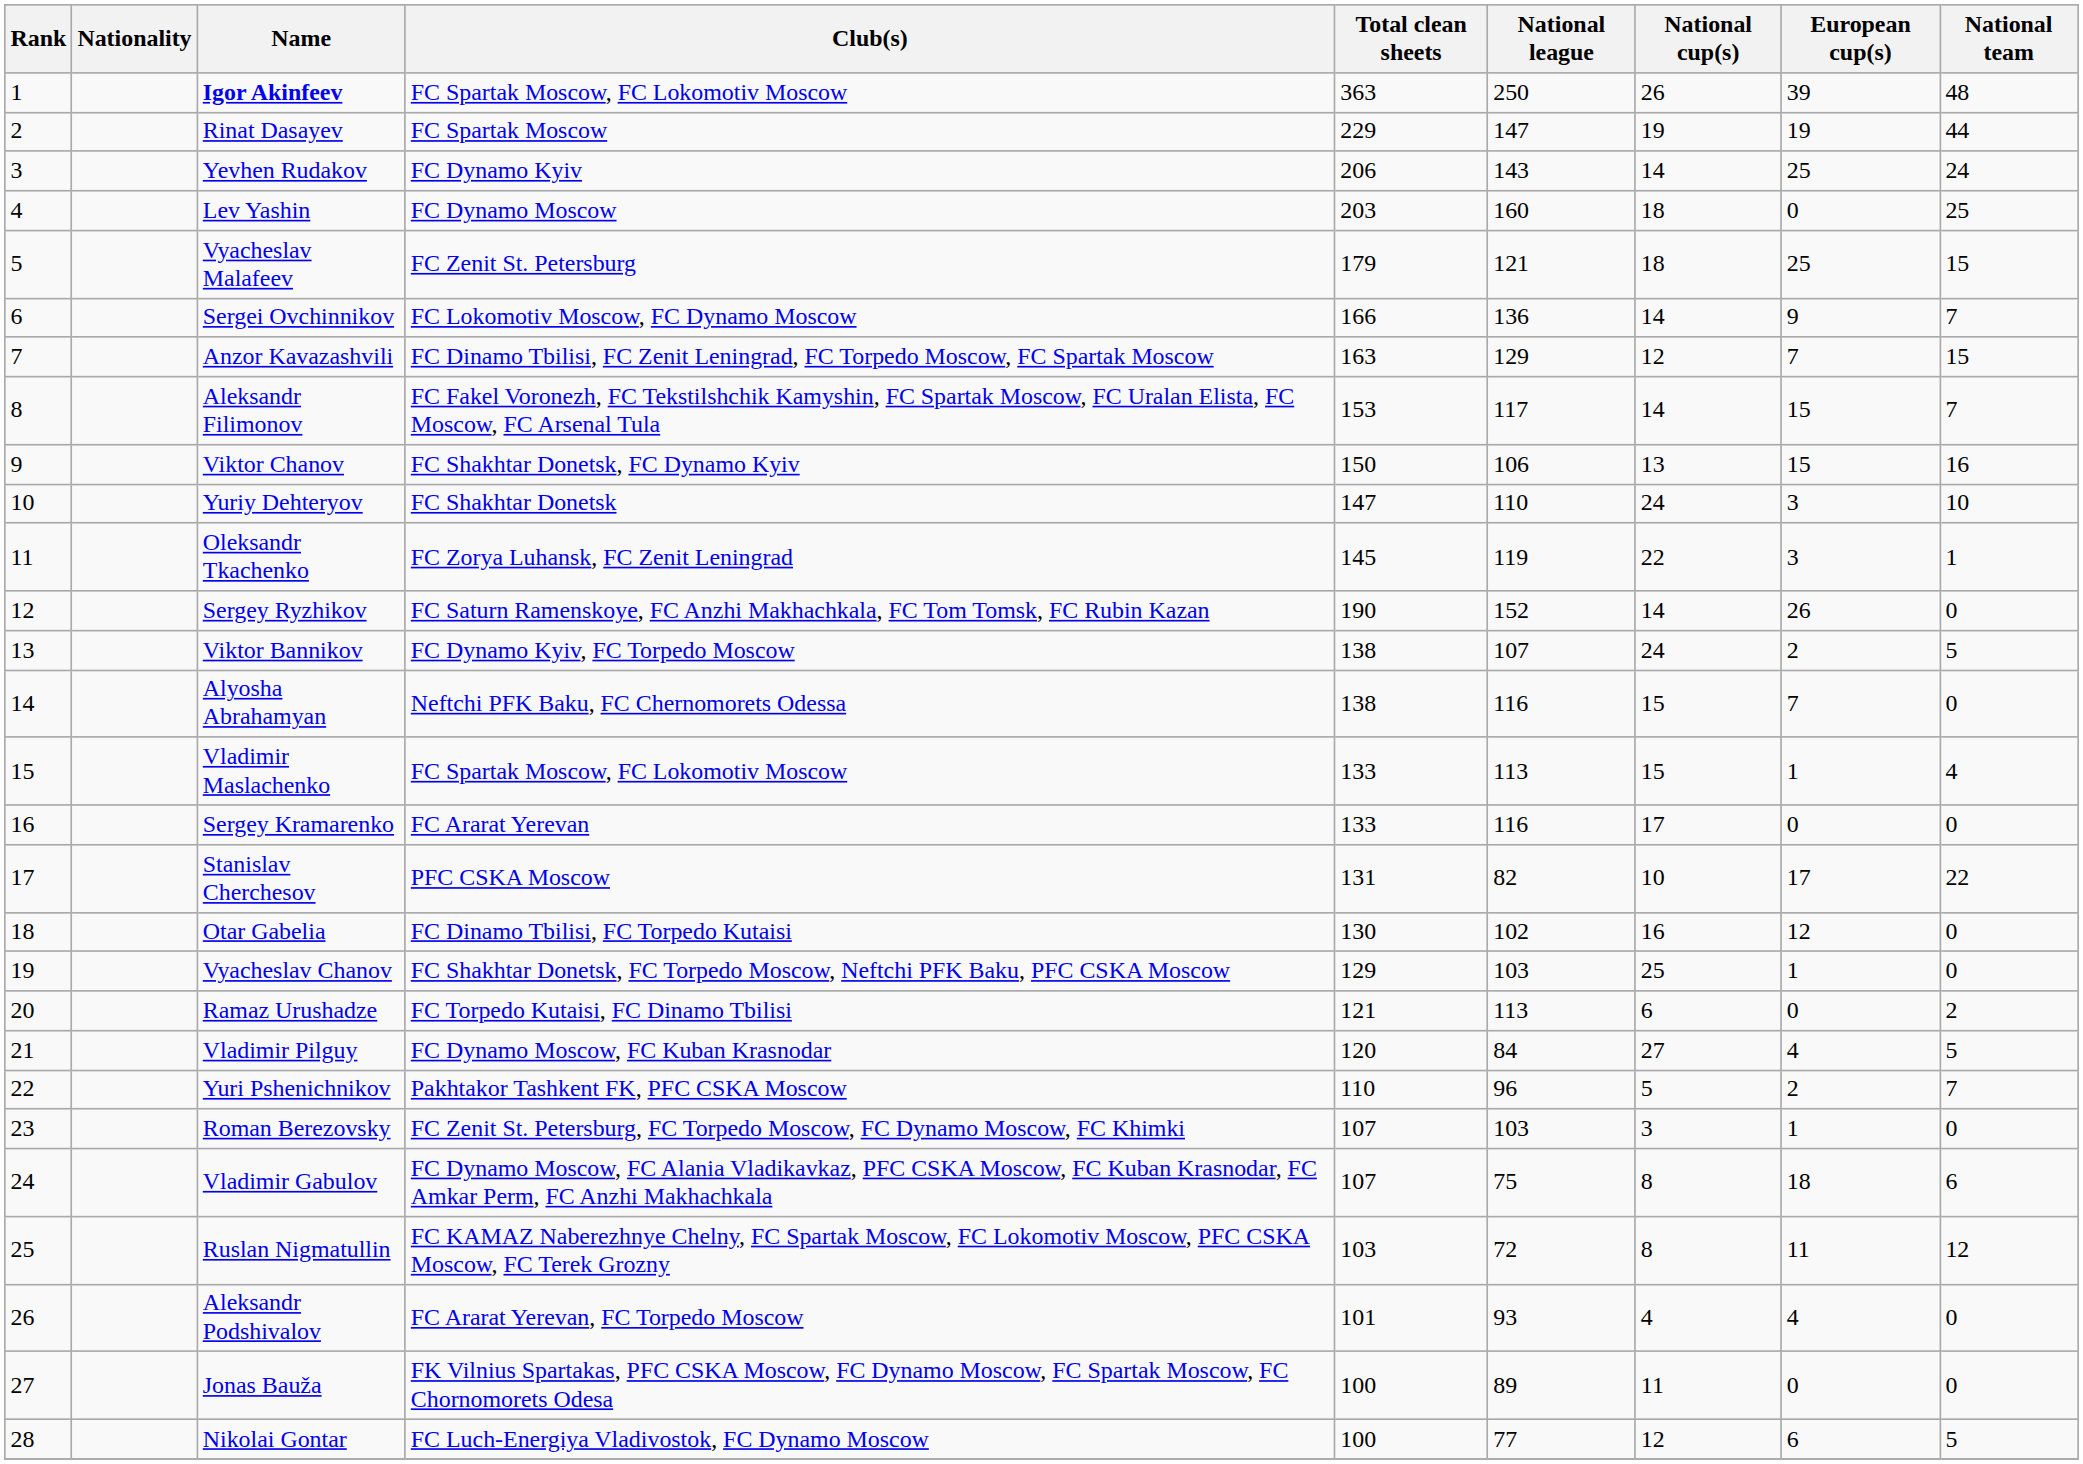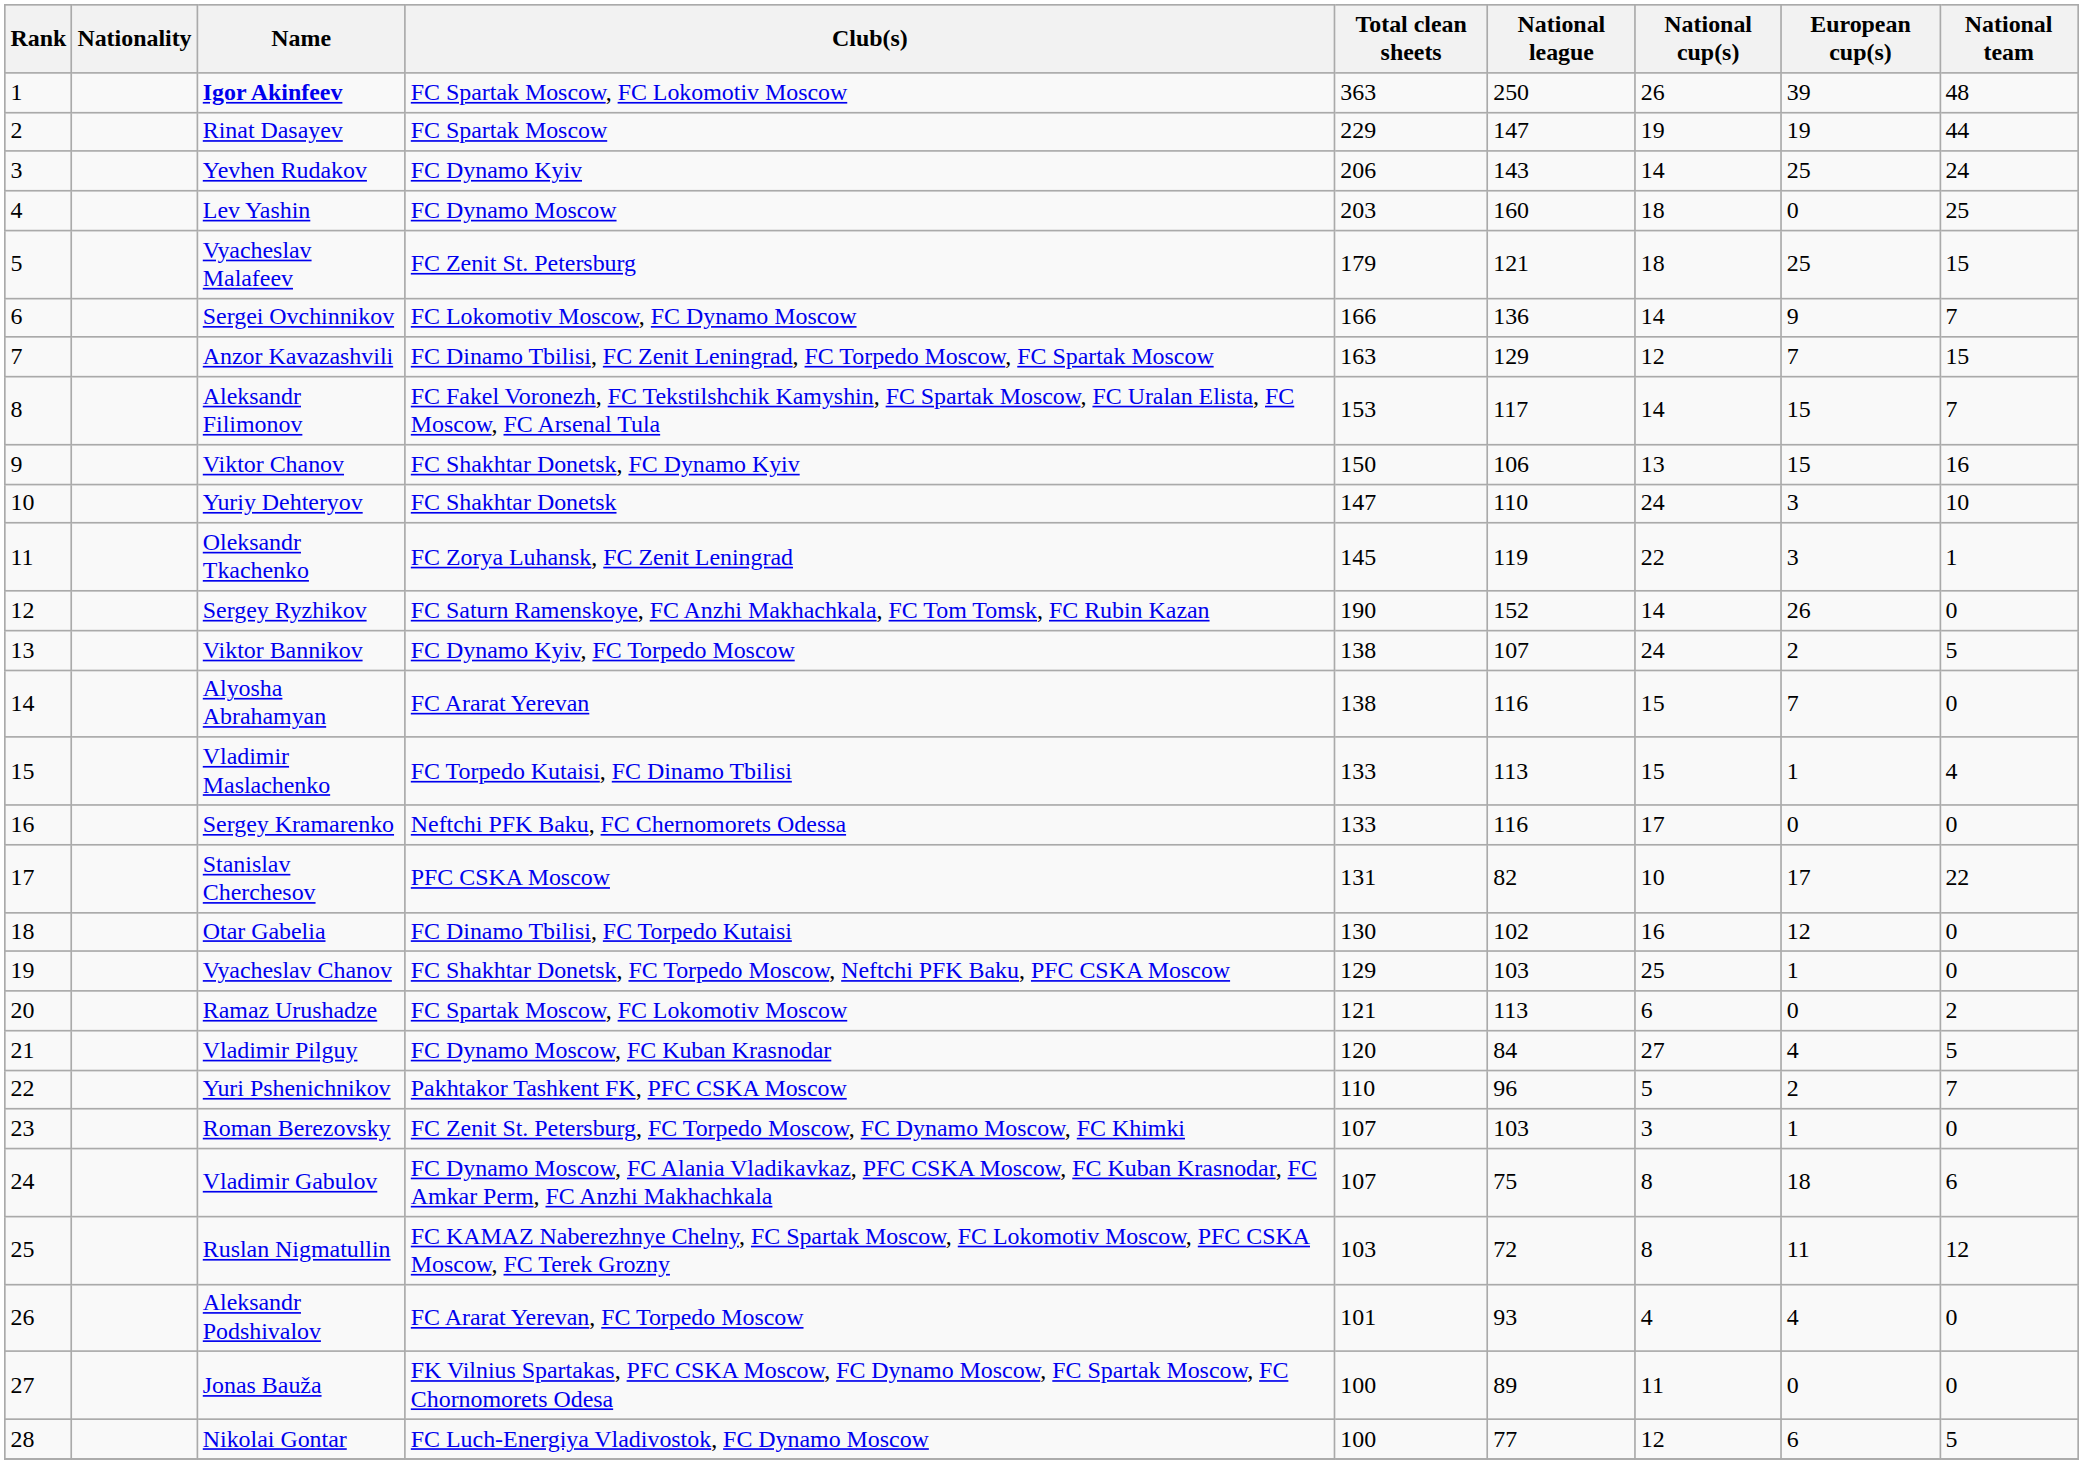(628, 703) Neftchi PFK Baku, FC Chernomorets Odessa -> (500, 703) FC Ararat Yerevan
(629, 771) FC Spartak Moscow, FC Lokomotiv Moscow -> (601, 771) FC Torpedo Kutaisi, FC Dinamo Tbilisi
(500, 824) FC Ararat Yerevan -> (628, 824) Neftchi PFK Baku, FC Chernomorets Odessa
(601, 1010) FC Torpedo Kutaisi, FC Dinamo Tbilisi -> (629, 1010) FC Spartak Moscow, FC Lokomotiv Moscow
